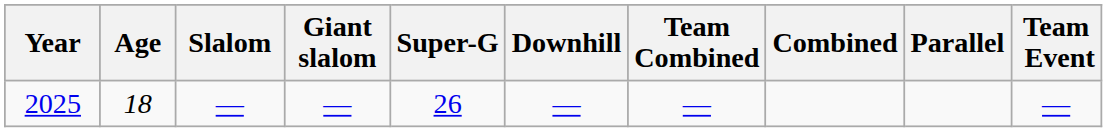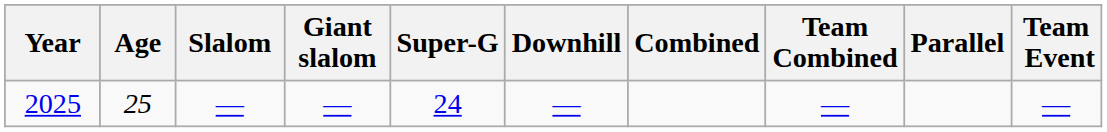columns swapped: (835, 42) <-> (697, 42)
(138, 103) 18 -> (138, 103) 25
(448, 103) 26 -> (448, 103) 24
